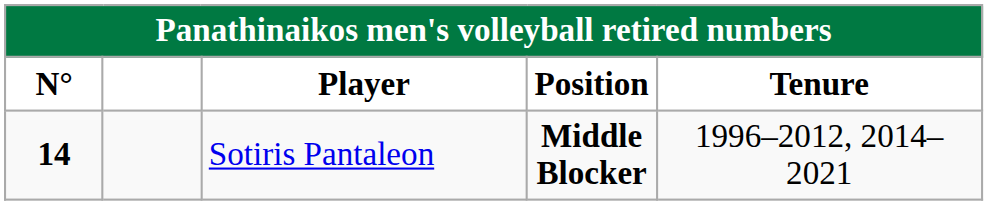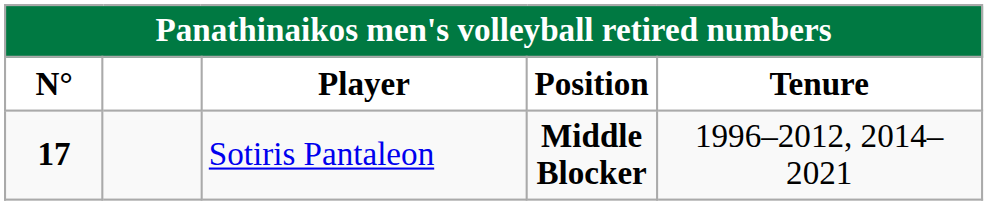(54, 154) 14 -> (54, 154) 17
